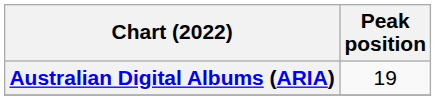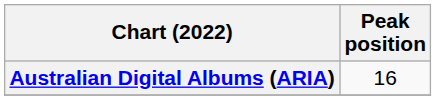(385, 77) 19 -> (385, 77) 16
